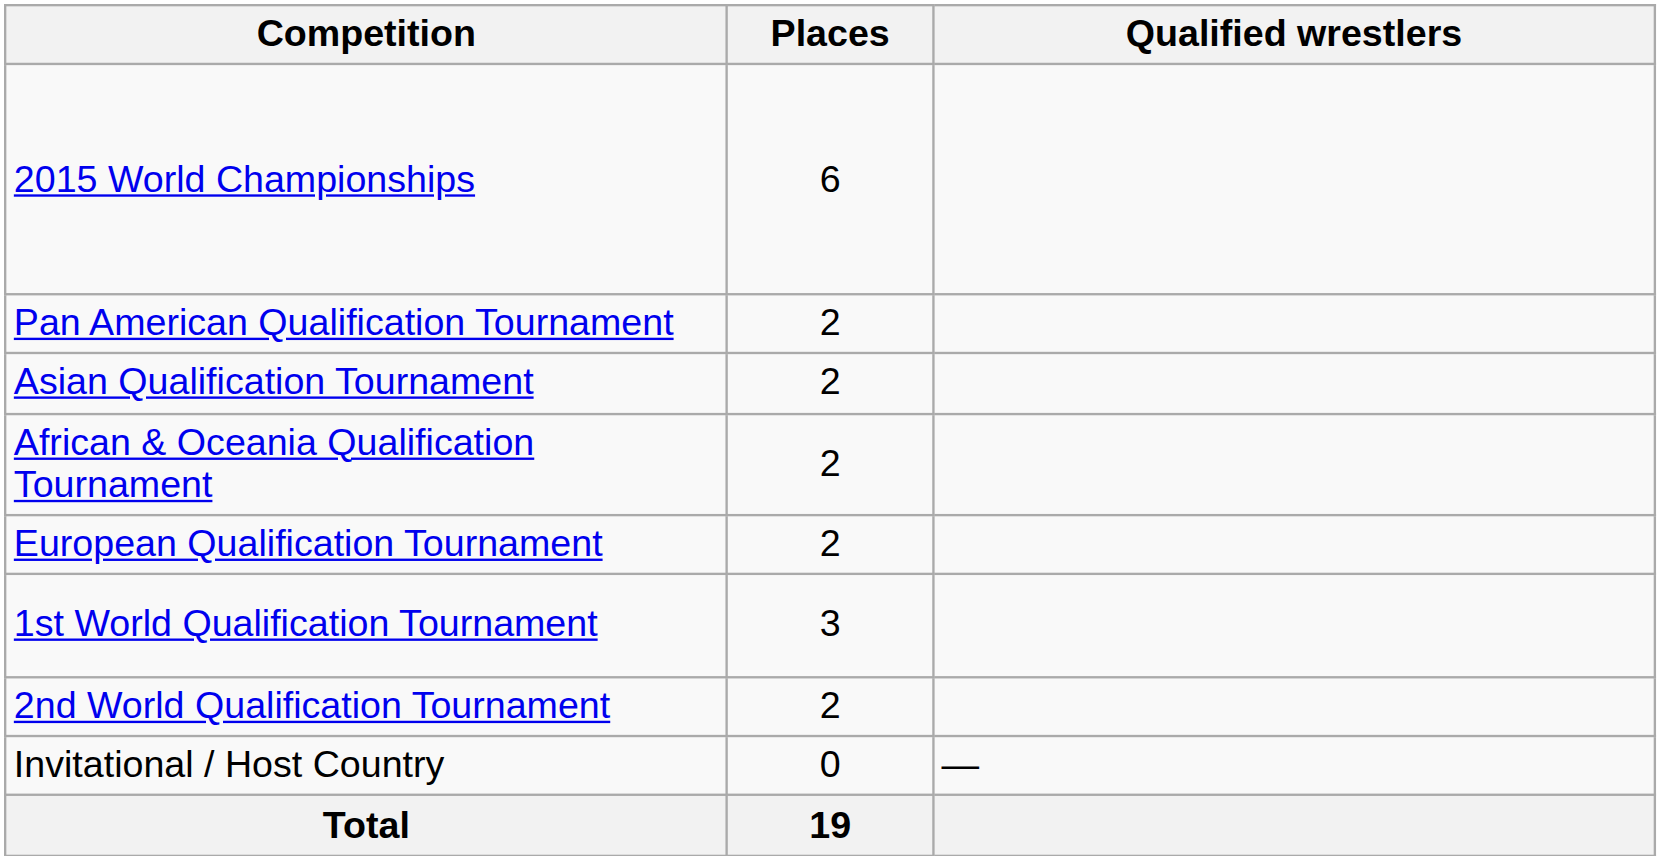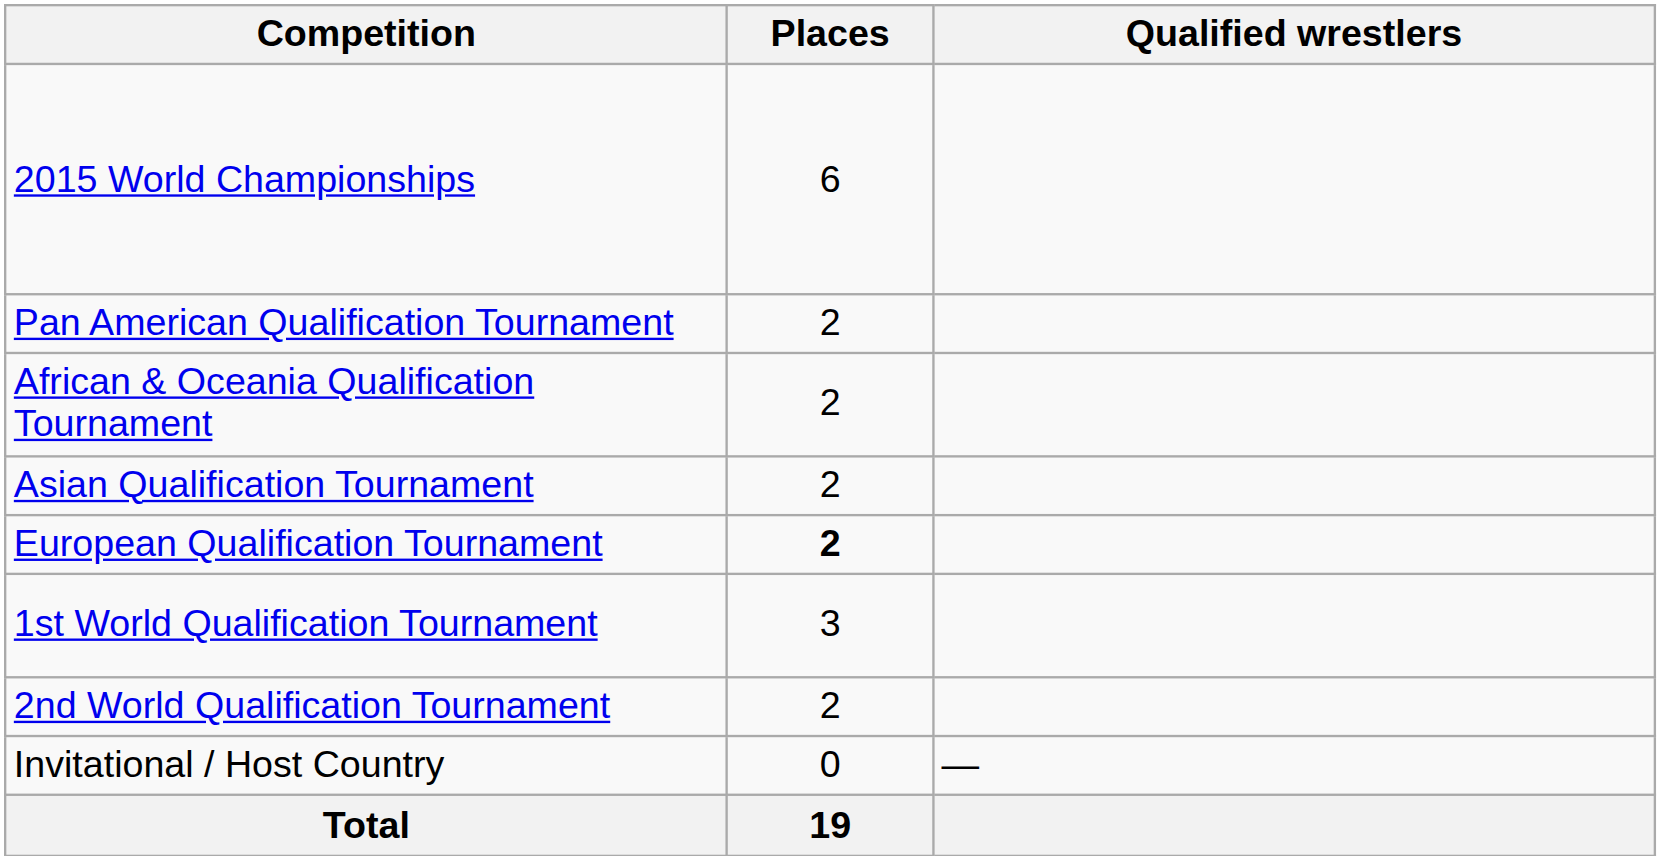rows swapped: (274, 382) <-> (274, 463)
(830, 543) normal -> (830, 543) bold
